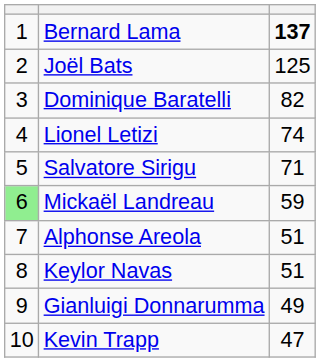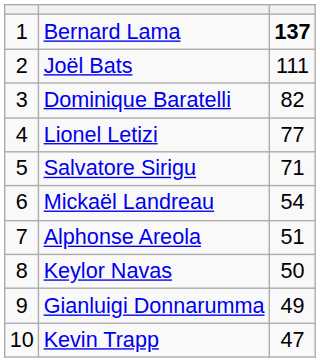(293, 65) 125 -> (293, 65) 111
(293, 134) 74 -> (293, 134) 77
(22, 202) lightgreen background -> (22, 202) no background
(293, 202) 59 -> (293, 202) 54
(293, 271) 51 -> (293, 271) 50
